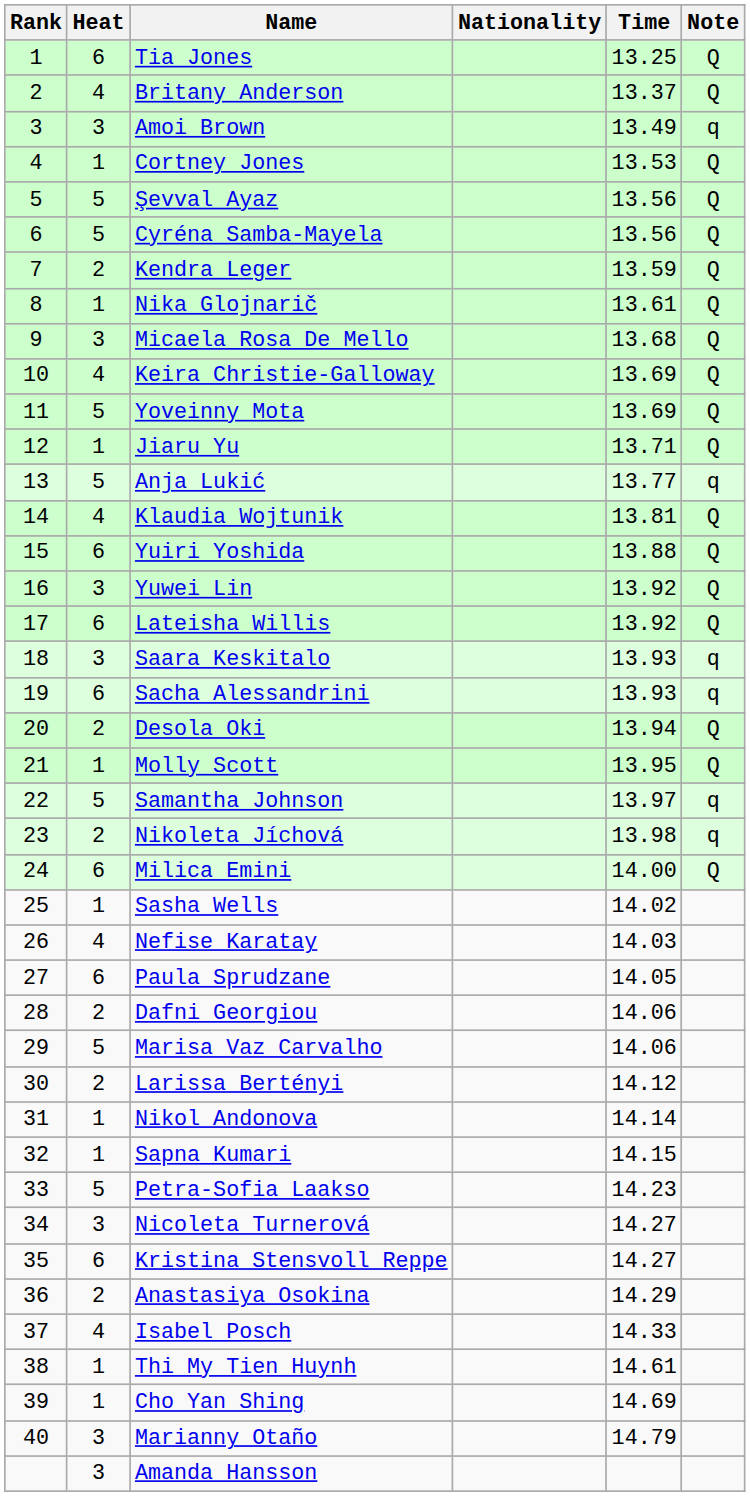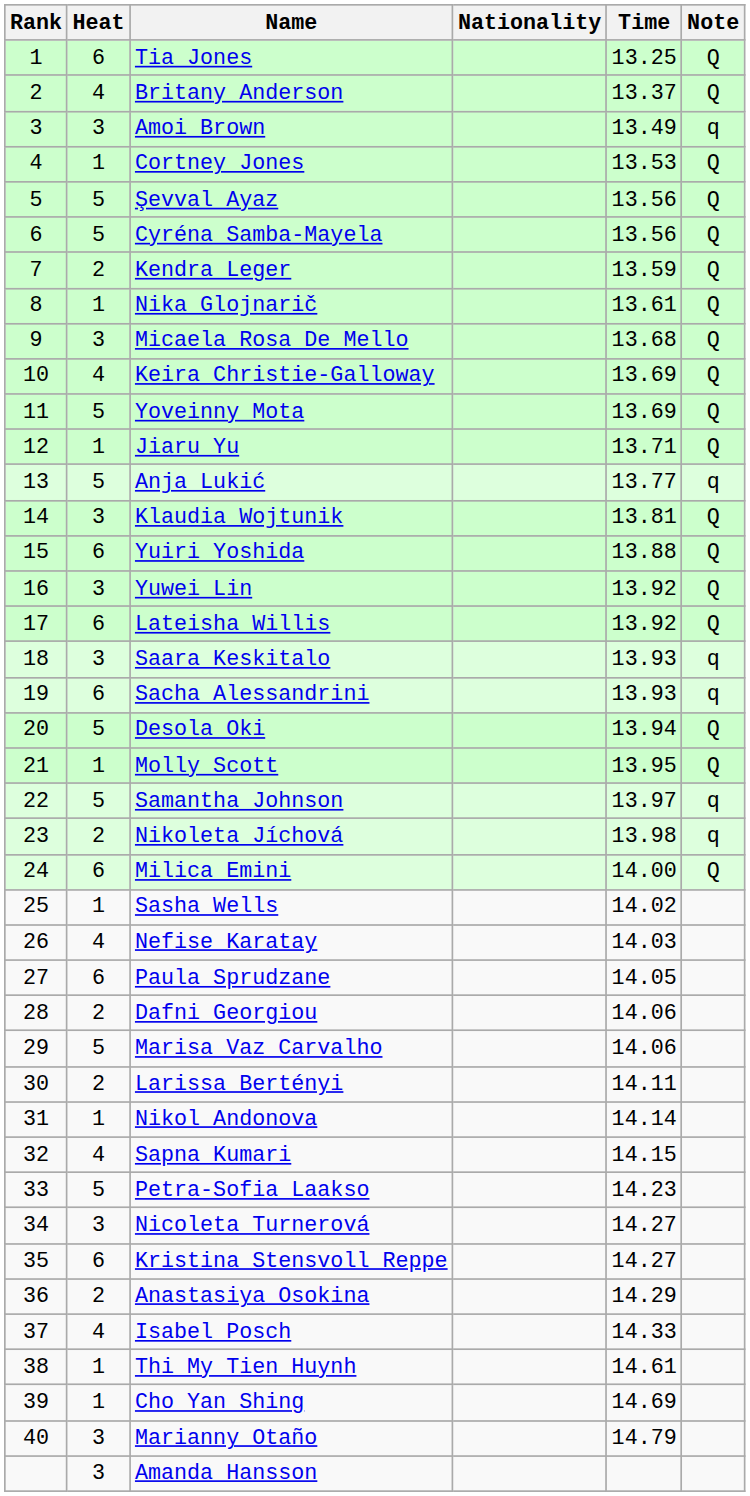(99, 518) 4 -> (99, 518) 3
(99, 730) 2 -> (99, 730) 5
(644, 1084) 14.12 -> (644, 1084) 14.11
(99, 1155) 1 -> (99, 1155) 4
